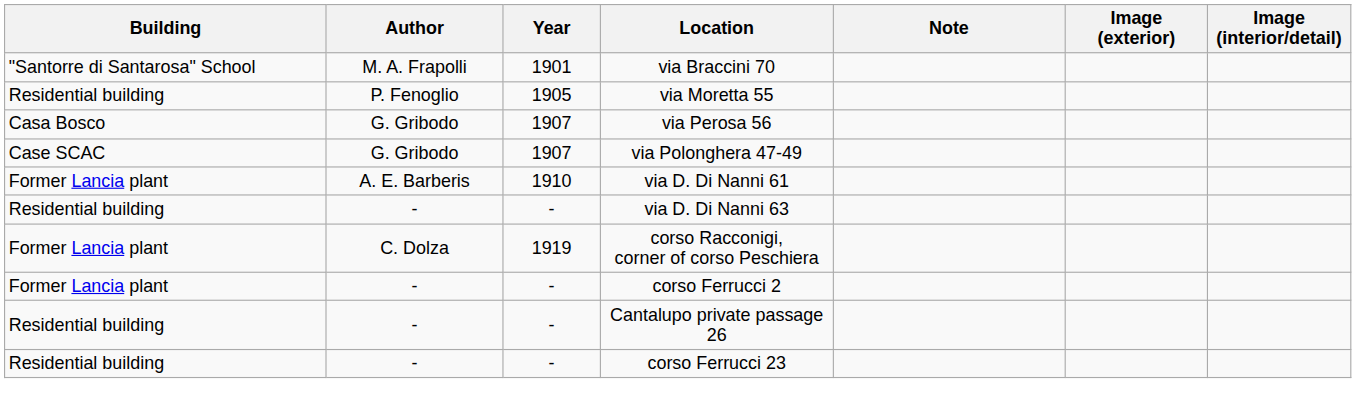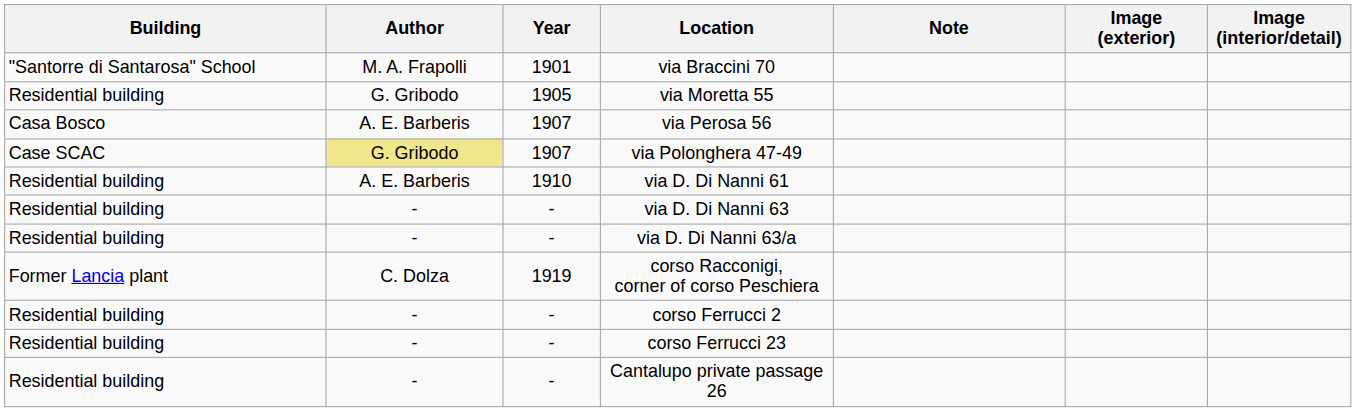(415, 95) P. Fenoglio -> (415, 95) G. Gribodo
(415, 124) G. Gribodo -> (415, 124) A. E. Barberis
(415, 152) no background -> (415, 152) khaki background
(88, 180) Former Lancia plant -> (86, 180) Residential building
+ row: (717, 237)
(88, 286) Former Lancia plant -> (86, 314) Residential building
rows swapped: (717, 363) <-> (717, 324)
